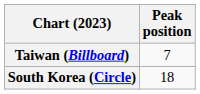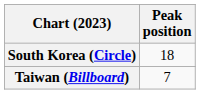rows swapped: (72, 77) <-> (72, 54)
